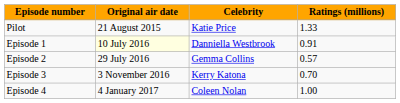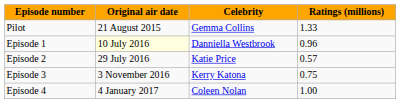(214, 28) Katie Price -> (223, 28) Gemma Collins
(308, 43) 0.91 -> (308, 43) 0.96
(223, 59) Gemma Collins -> (214, 59) Katie Price
(308, 75) 0.70 -> (308, 75) 0.75
